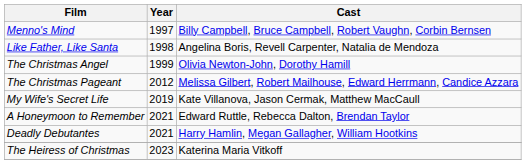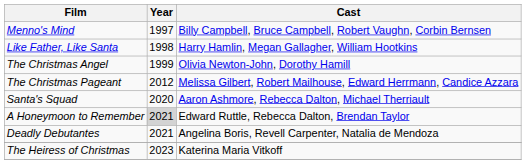(309, 47) Angelina Boris, Revell Carpenter, Natalia de Mendoza -> (298, 47) Harry Hamlin, Megan Gallagher, William Hootkins
- row: (58, 99)
+ row: (42, 99)
(161, 116) no background -> (161, 116) lightgrey background
(298, 133) Harry Hamlin, Megan Gallagher, William Hootkins -> (309, 133) Angelina Boris, Revell Carpenter, Natalia de Mendoza
